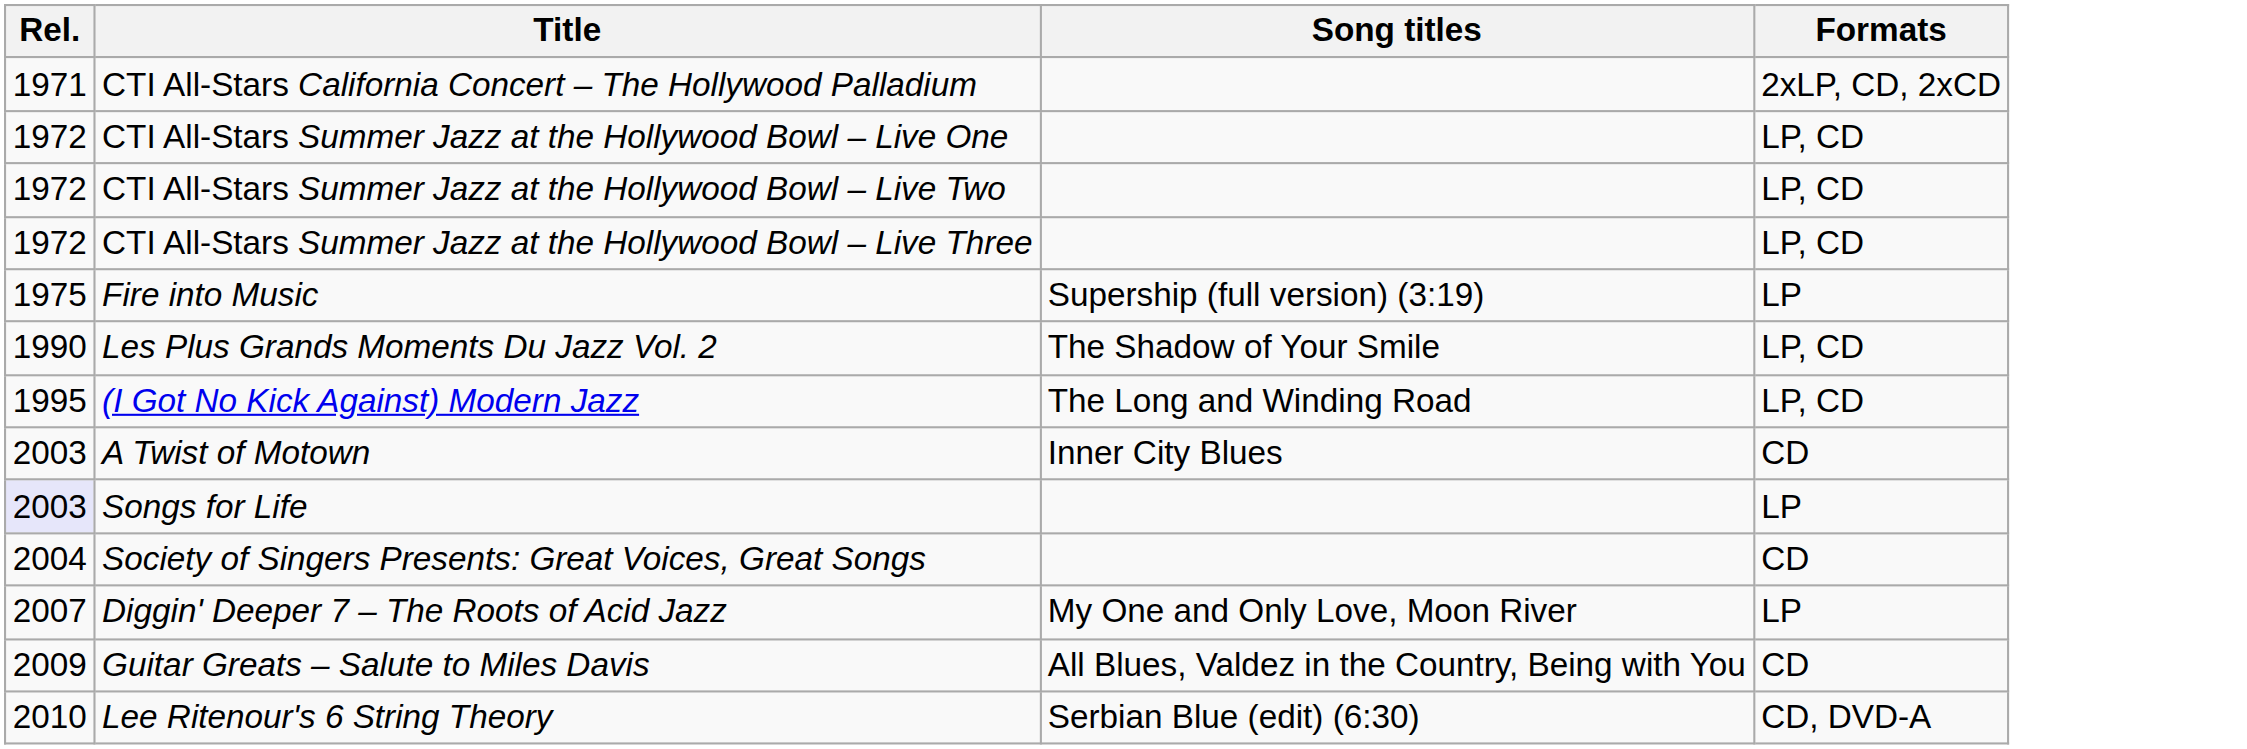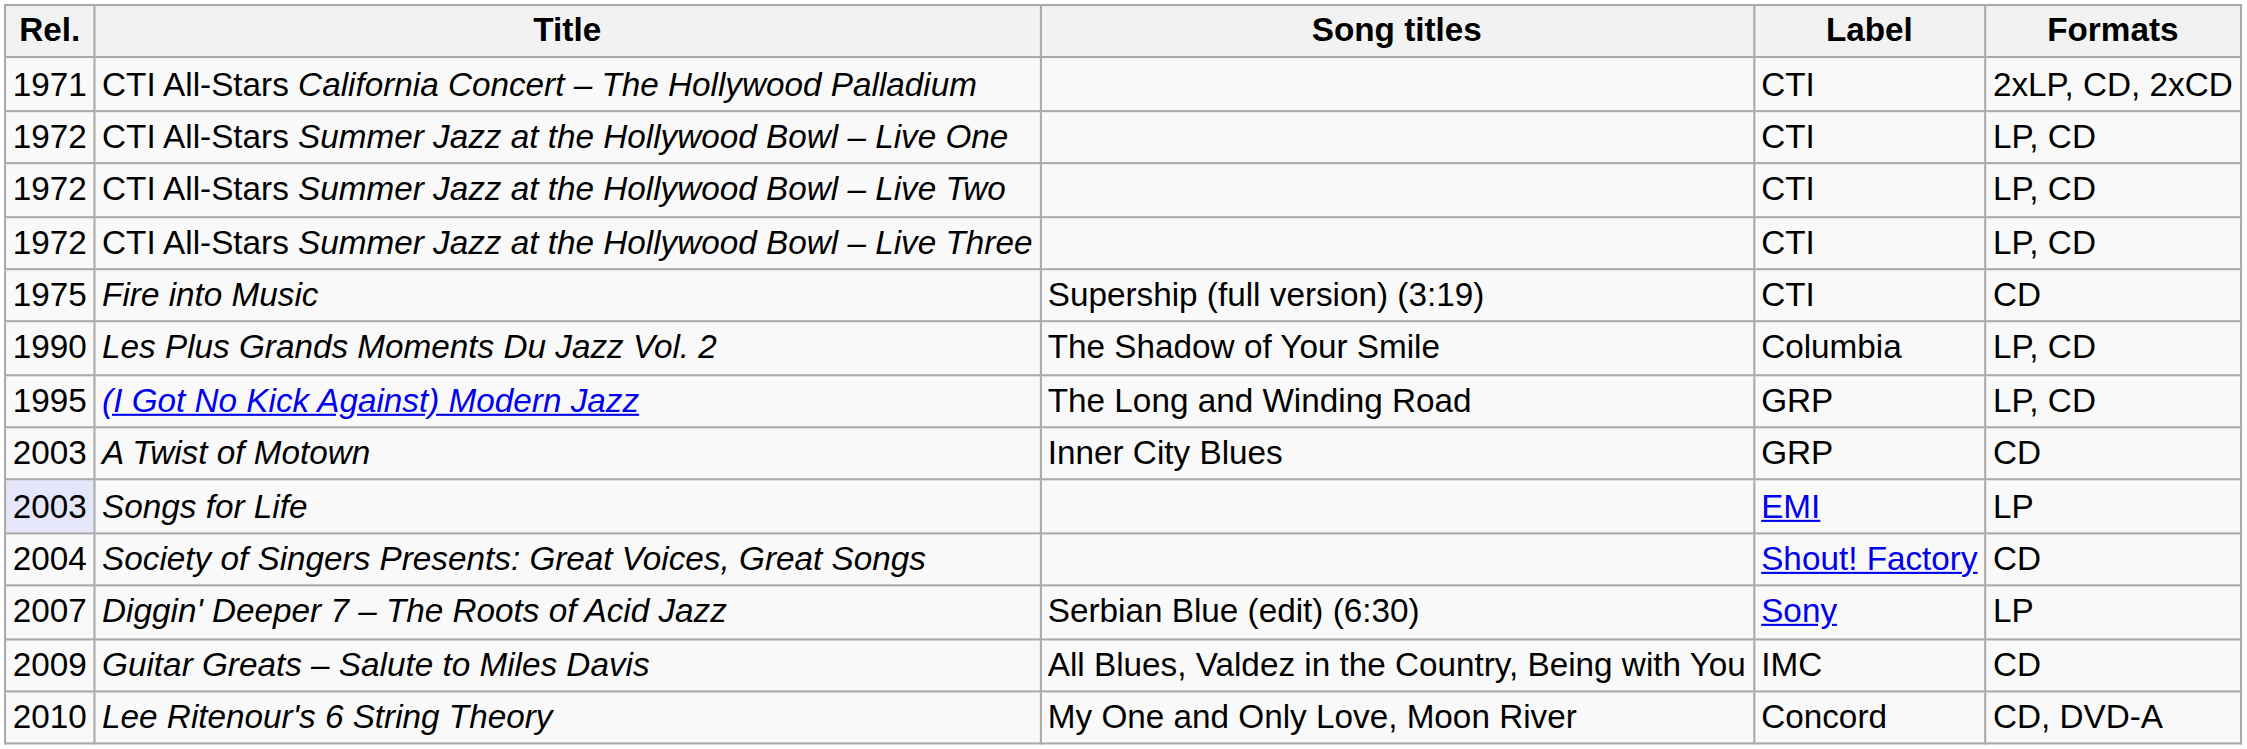+ column: (1869, 30)
(1782, 294) LP -> (2017, 294) CD
(1312, 611) My One and Only Love, Moon River -> (1234, 611) Serbian Blue (edit) (6:30)
(1234, 717) Serbian Blue (edit) (6:30) -> (1312, 717) My One and Only Love, Moon River
